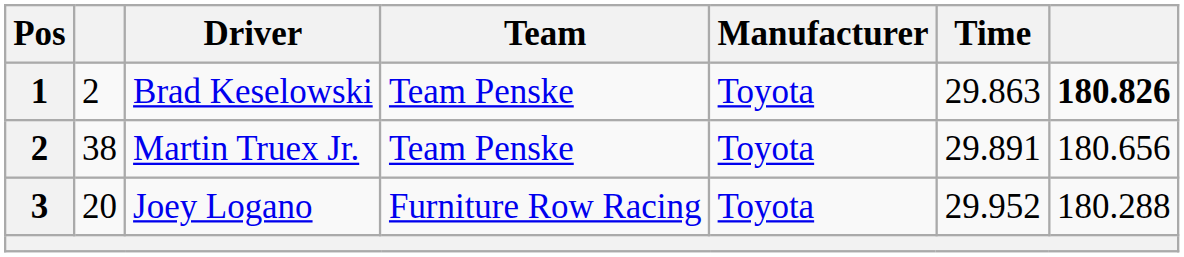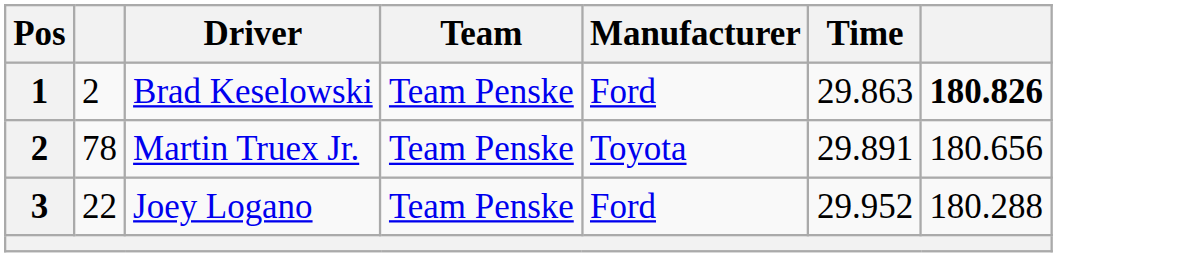(766, 91) Toyota -> (623, 91) Ford
(99, 148) 38 -> (99, 148) 78
(99, 206) 20 -> (99, 206) 22
(545, 206) Furniture Row Racing -> (481, 206) Team Penske
(766, 206) Toyota -> (623, 206) Ford
